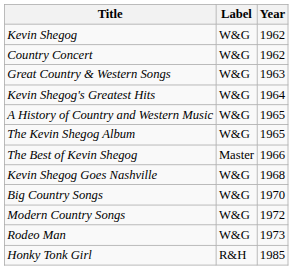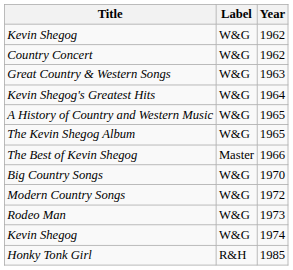- row: (82, 174)
+ row: (42, 235)
